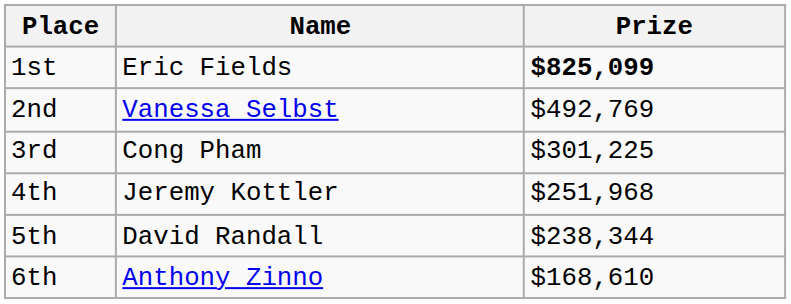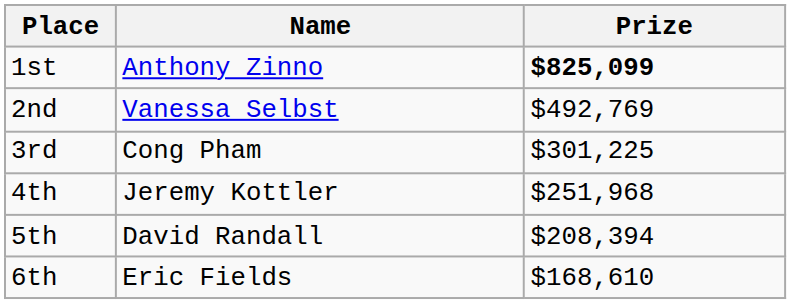(207, 68) Eric Fields -> (223, 68) Anthony Zinno
(592, 236) $238,344 -> (592, 236) $208,394
(223, 278) Anthony Zinno -> (207, 278) Eric Fields
